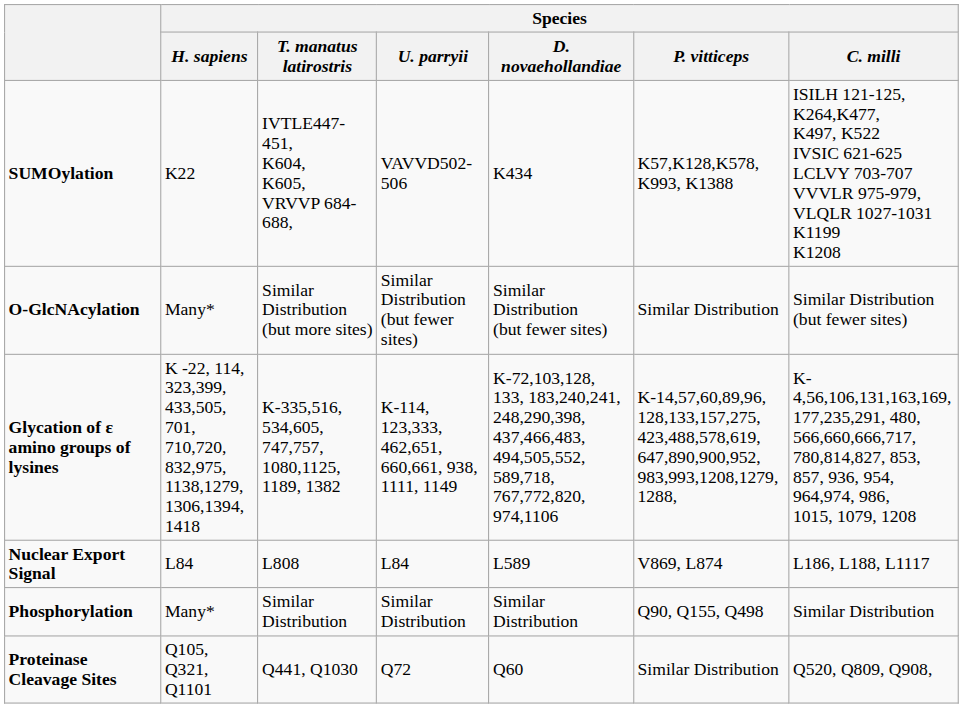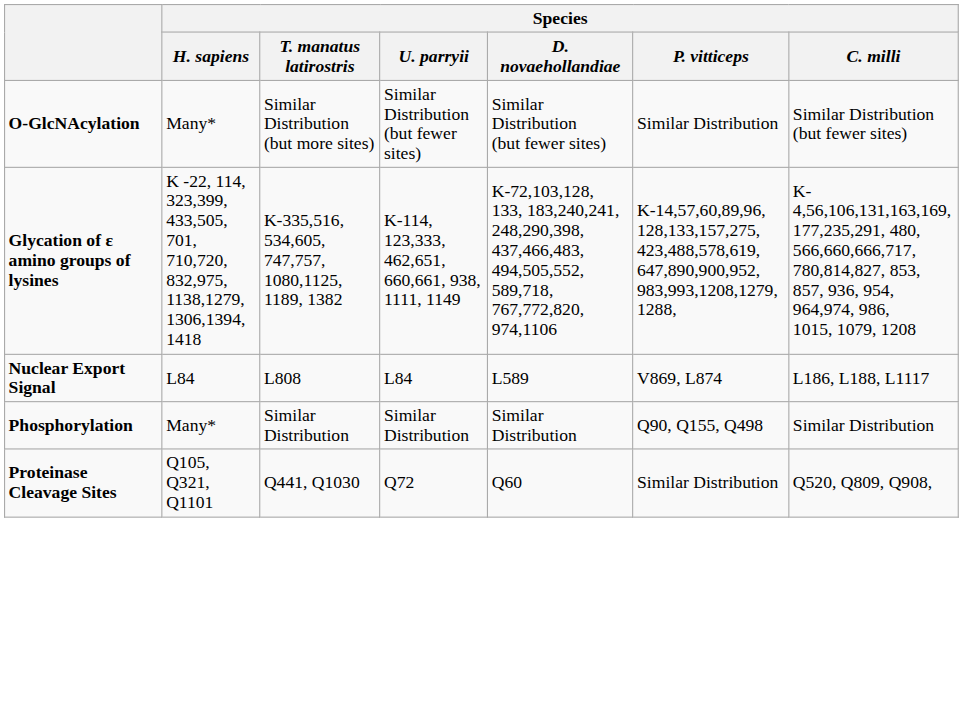- row: (61, 173)
